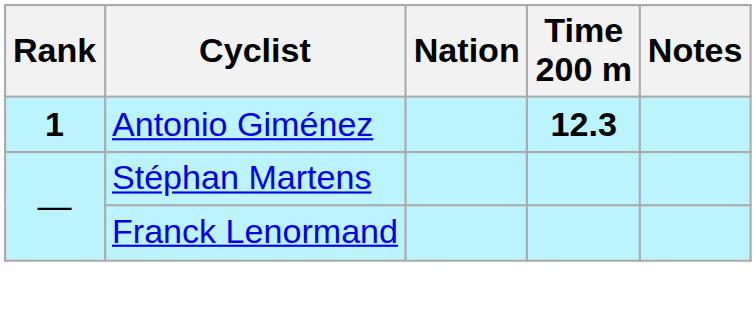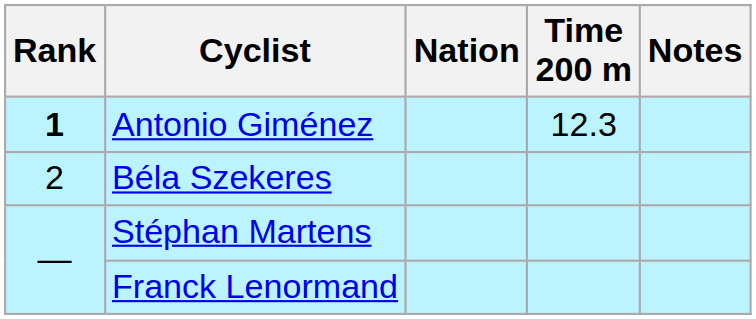(584, 123) bold -> (584, 123) normal
+ row: (222, 177)
